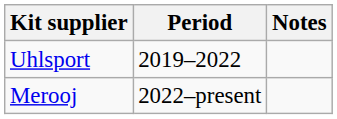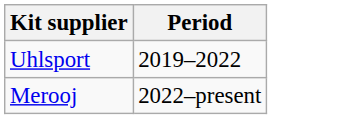- column: (299, 22)
